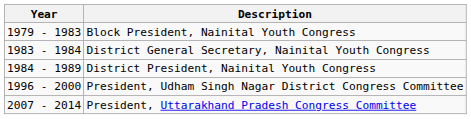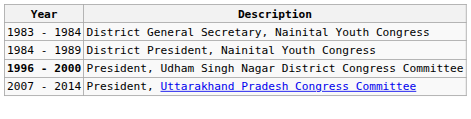- row: (221, 32)
(44, 86) normal -> (44, 68) bold
